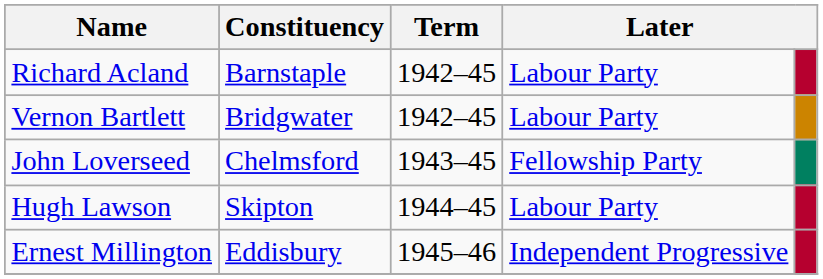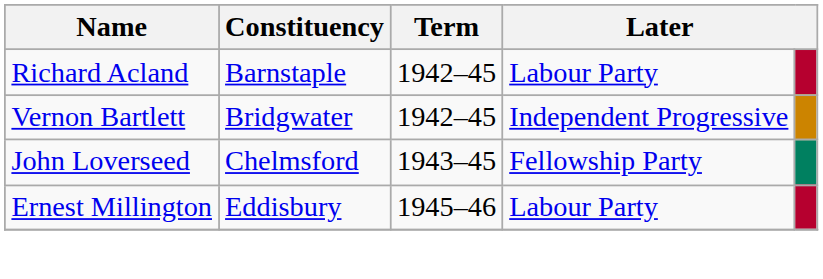(584, 116) Labour Party -> (649, 116) Independent Progressive
- row: (91, 206)
(649, 251) Independent Progressive -> (584, 206) Labour Party
